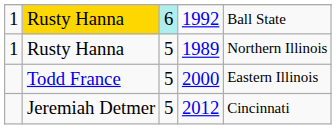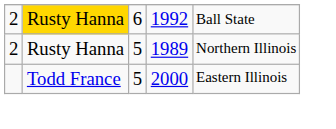(14, 19) 1 -> (14, 19) 2
(169, 19) paleturquoise background -> (137, 19) no background
(14, 49) 1 -> (14, 49) 2
- row: (201, 108)
